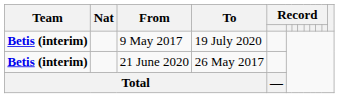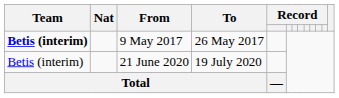(228, 41) 19 July 2020 -> (229, 41) 26 May 2017
(48, 61) bold -> (45, 61) normal
(229, 61) 26 May 2017 -> (228, 61) 19 July 2020
